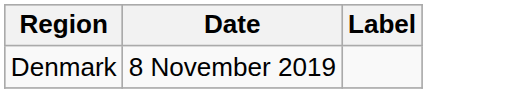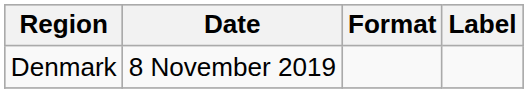+ column: (392, 25)
